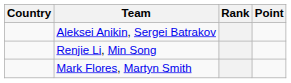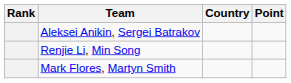columns swapped: (235, 13) <-> (29, 13)
